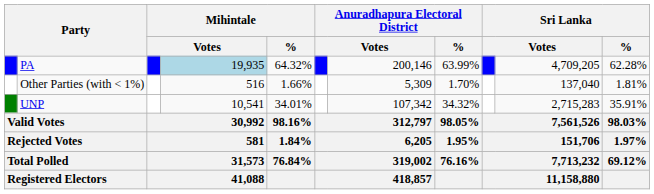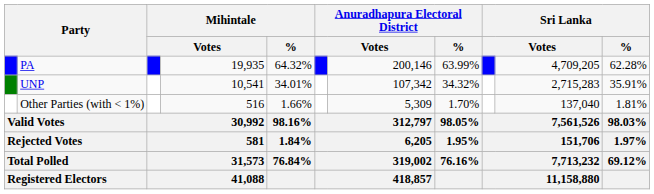(248, 65) lightblue background -> (248, 65) no background
rows swapped: (32, 103) <-> (82, 84)
